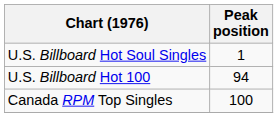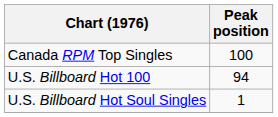rows swapped: (90, 100) <-> (107, 54)
